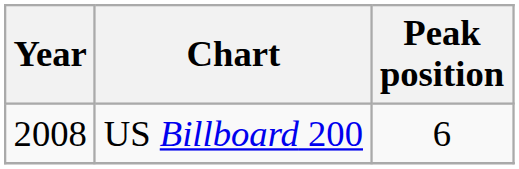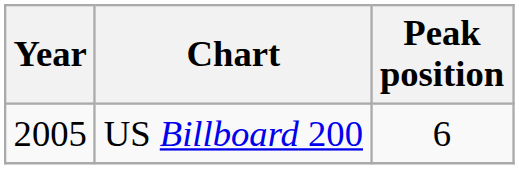(50, 132) 2008 -> (50, 132) 2005
